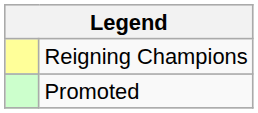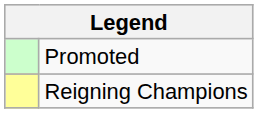rows swapped: (146, 56) <-> (92, 91)
